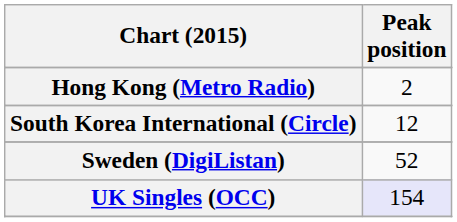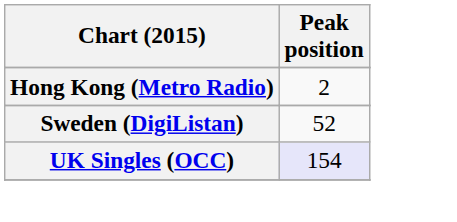- row: (183, 123)
